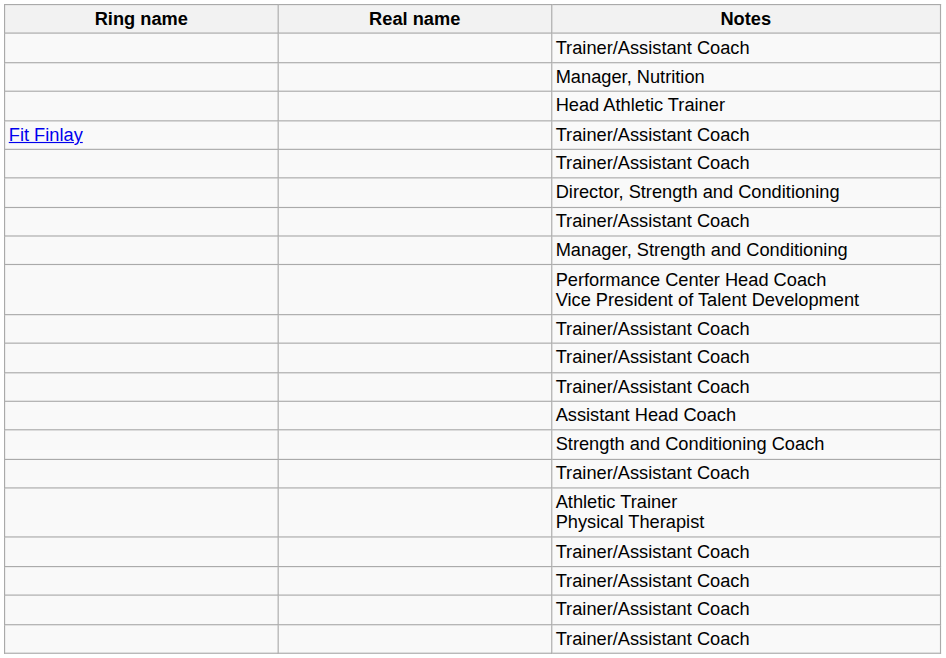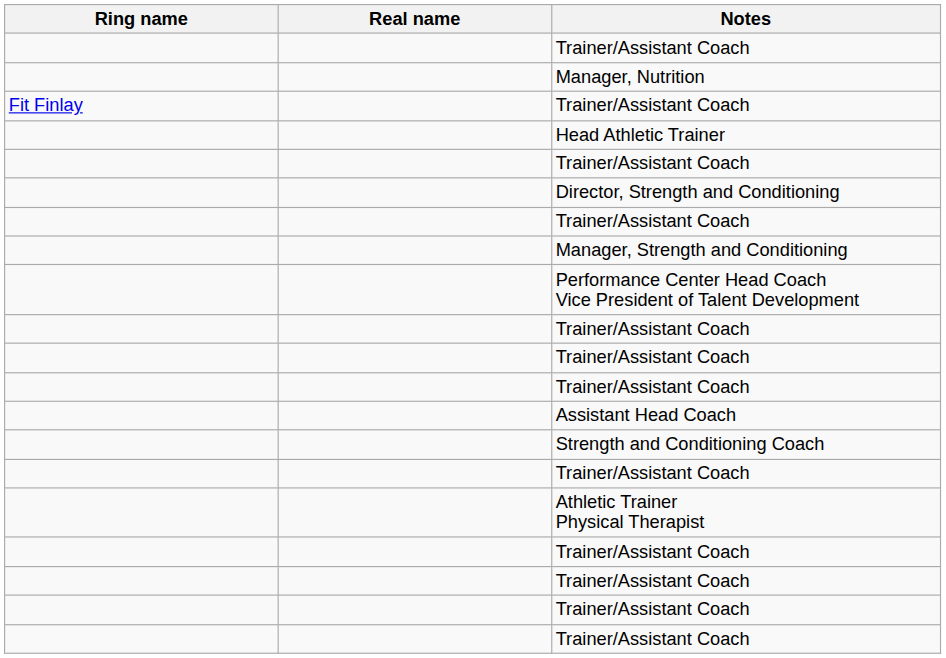rows swapped: (141, 106) <-> (46, 134)
